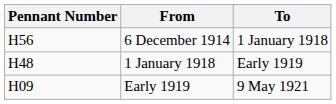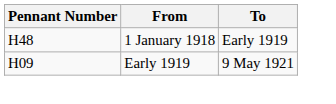- row: (177, 39)
